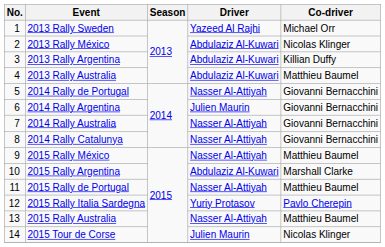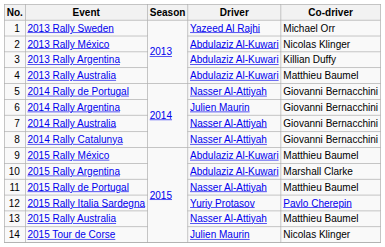(228, 155) Nasser Al-Attiyah -> (234, 155) Abdulaziz Al-Kuwari
